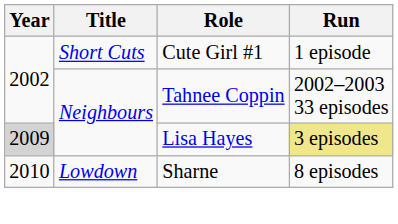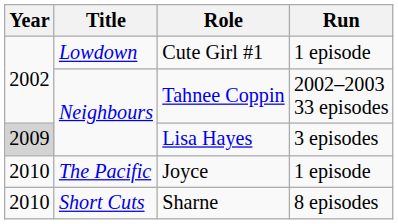(102, 52) Short Cuts -> (98, 52) Lowdown
(336, 139) khaki background -> (336, 139) no background
+ row: (185, 171)
(98, 171) Lowdown -> (102, 203) Short Cuts
